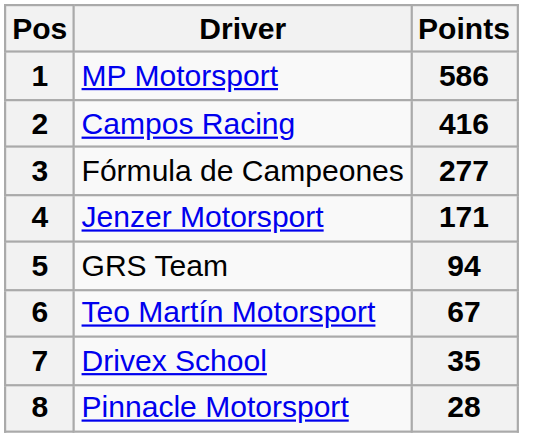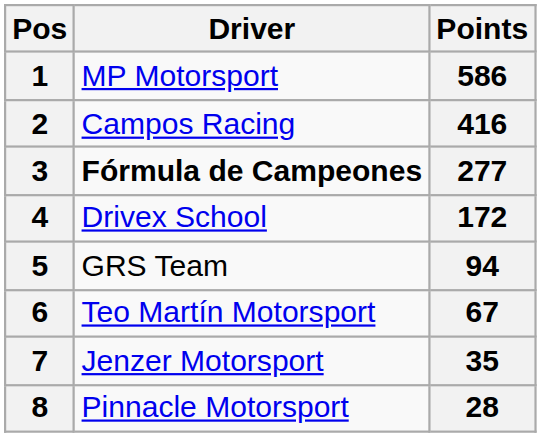(243, 171) normal -> (252, 171) bold
(203, 218) Jenzer Motorsport -> (174, 218) Drivex School
(464, 218) 171 -> (482, 218) 172
(174, 360) Drivex School -> (203, 360) Jenzer Motorsport
